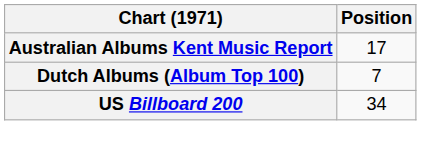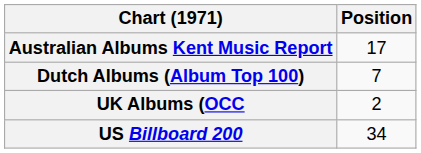+ row: (171, 104)
